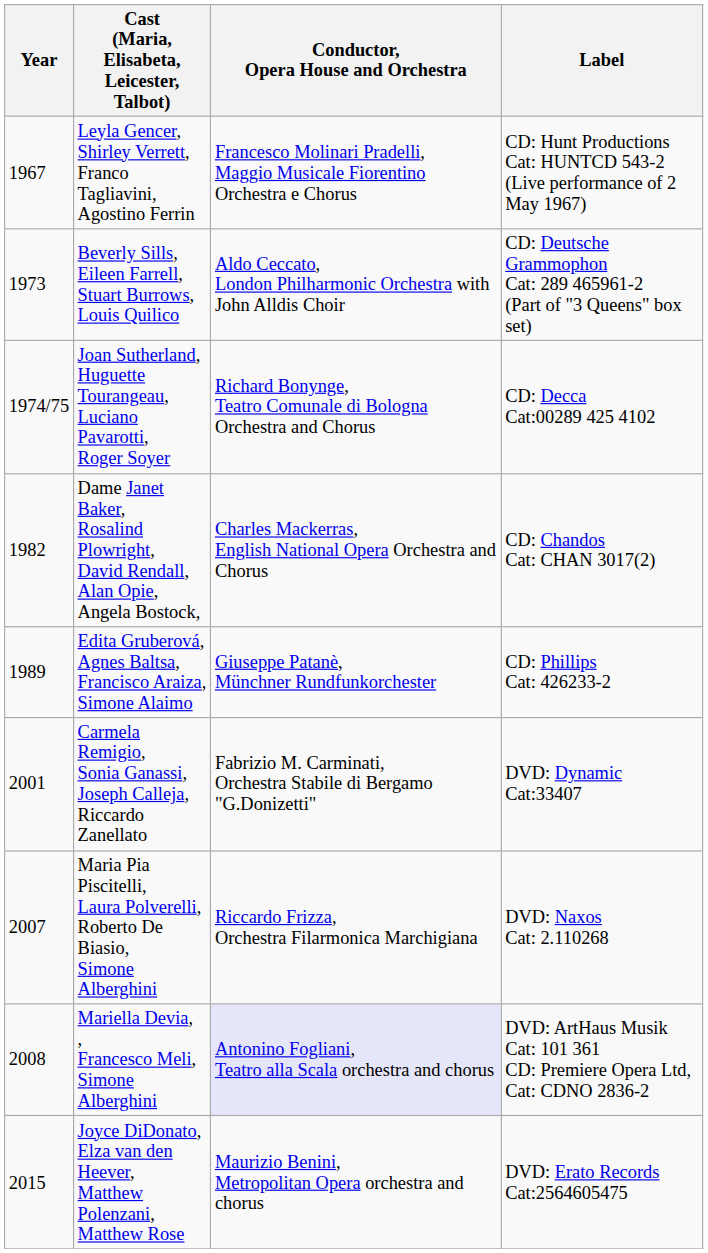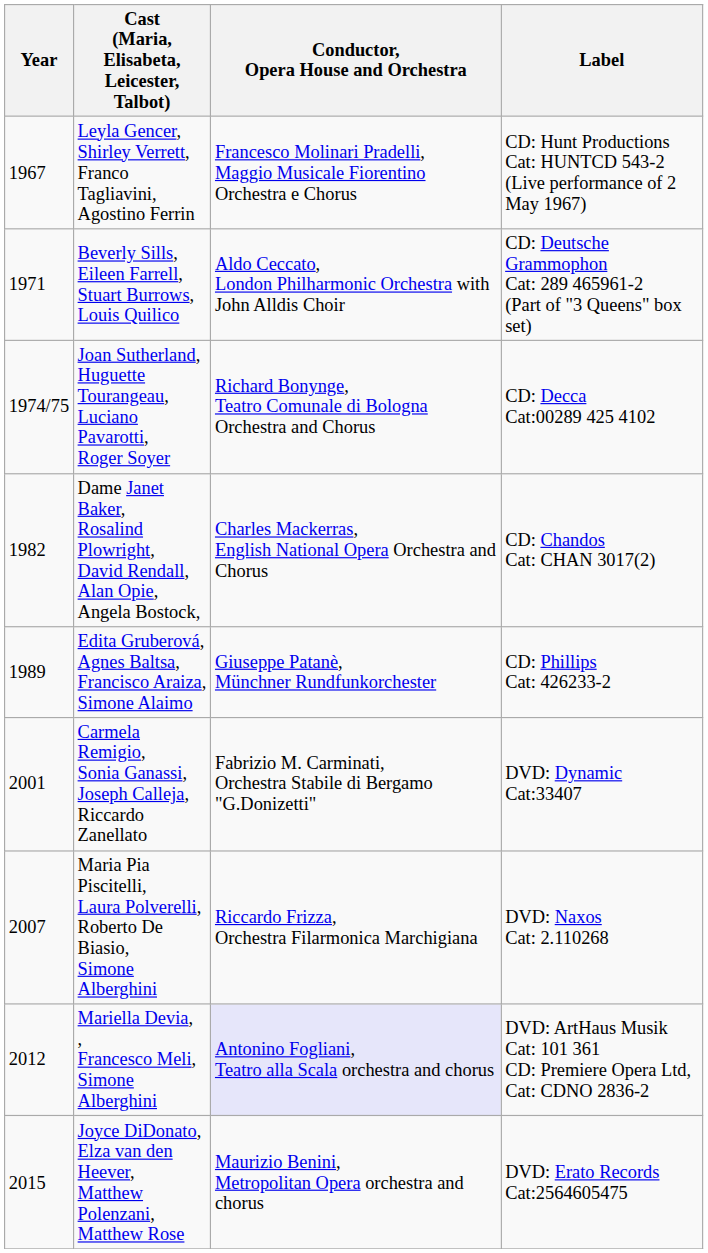(27, 284) 1973 -> (27, 284) 1971
(27, 1059) 2008 -> (27, 1059) 2012
